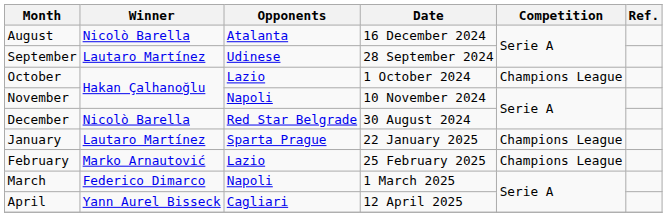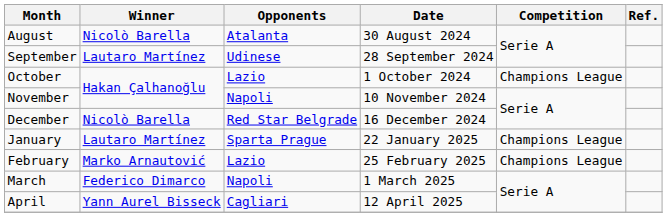(425, 36) 16 December 2024 -> (417, 36) 30 August 2024
(417, 119) 30 August 2024 -> (425, 119) 16 December 2024
